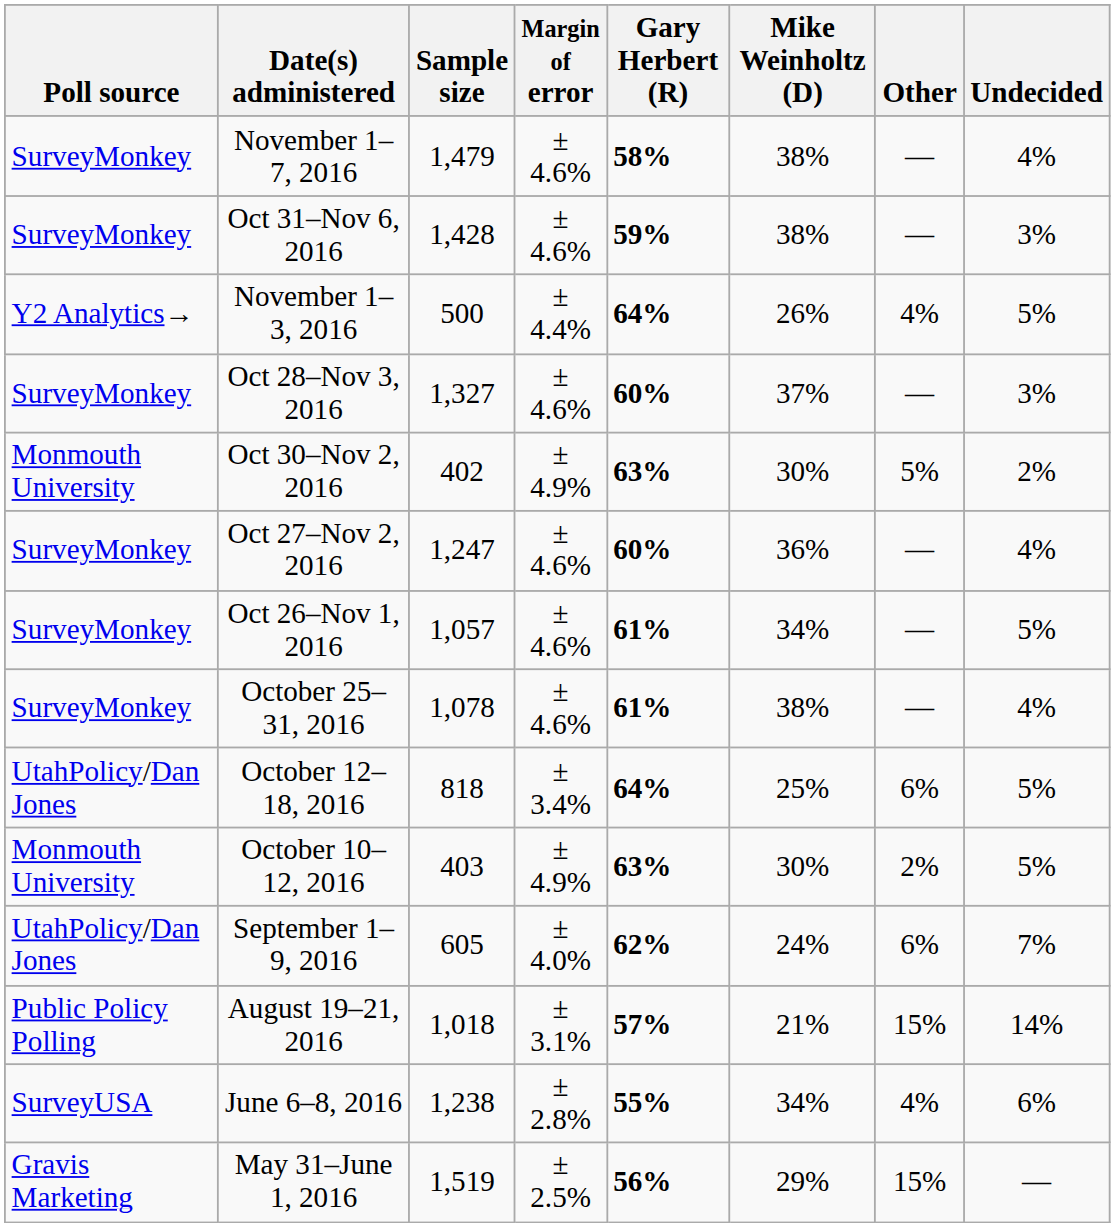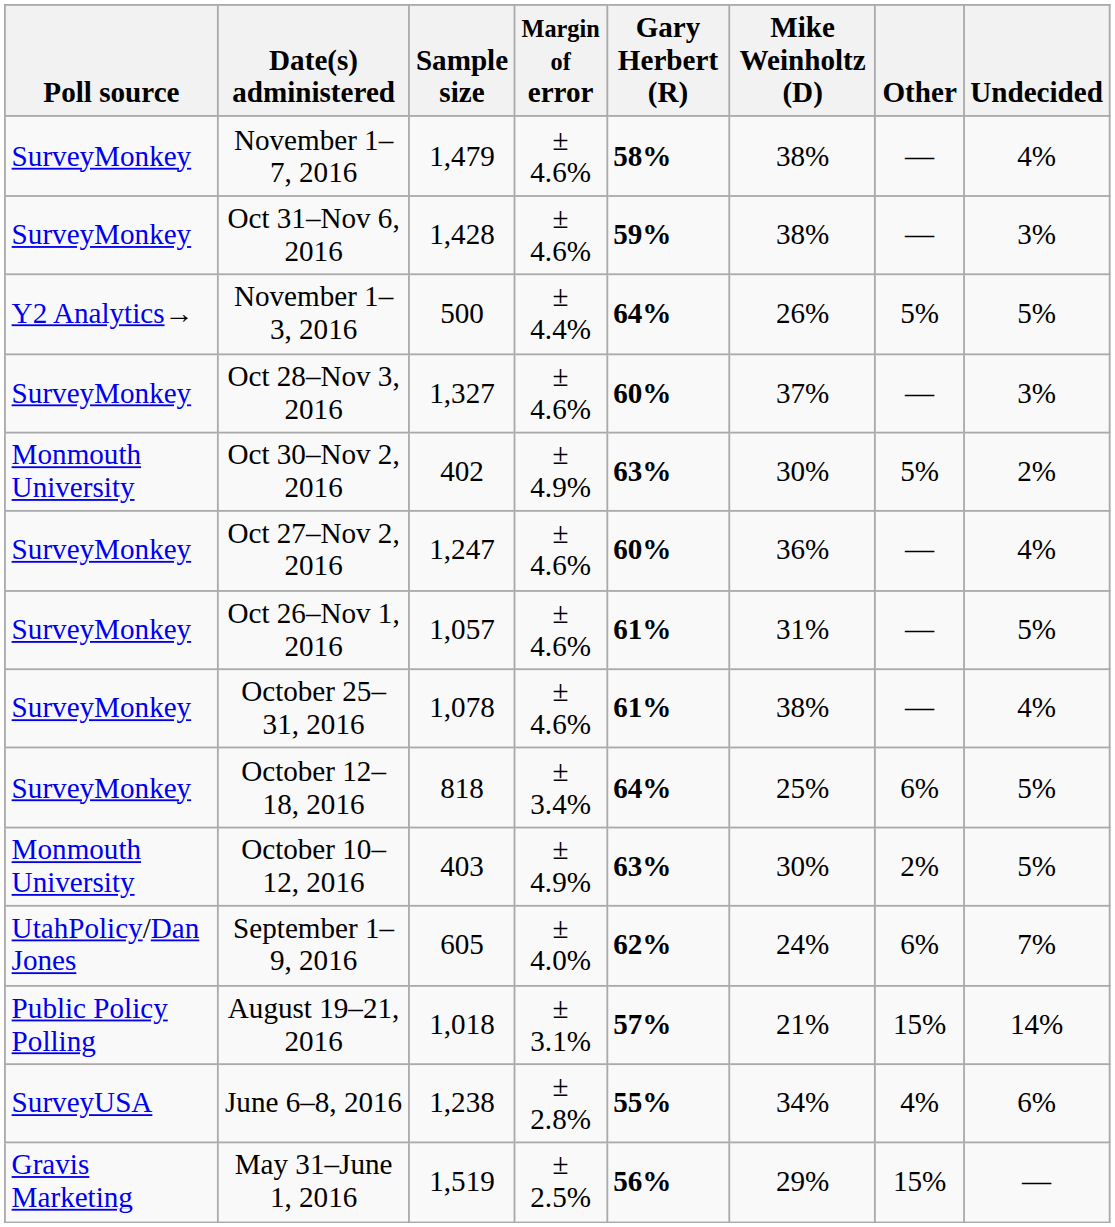(920, 313) 4% -> (920, 313) 5%
(803, 629) 34% -> (803, 629) 31%
(105, 787) UtahPolicy/Dan Jones -> (101, 787) SurveyMonkey
